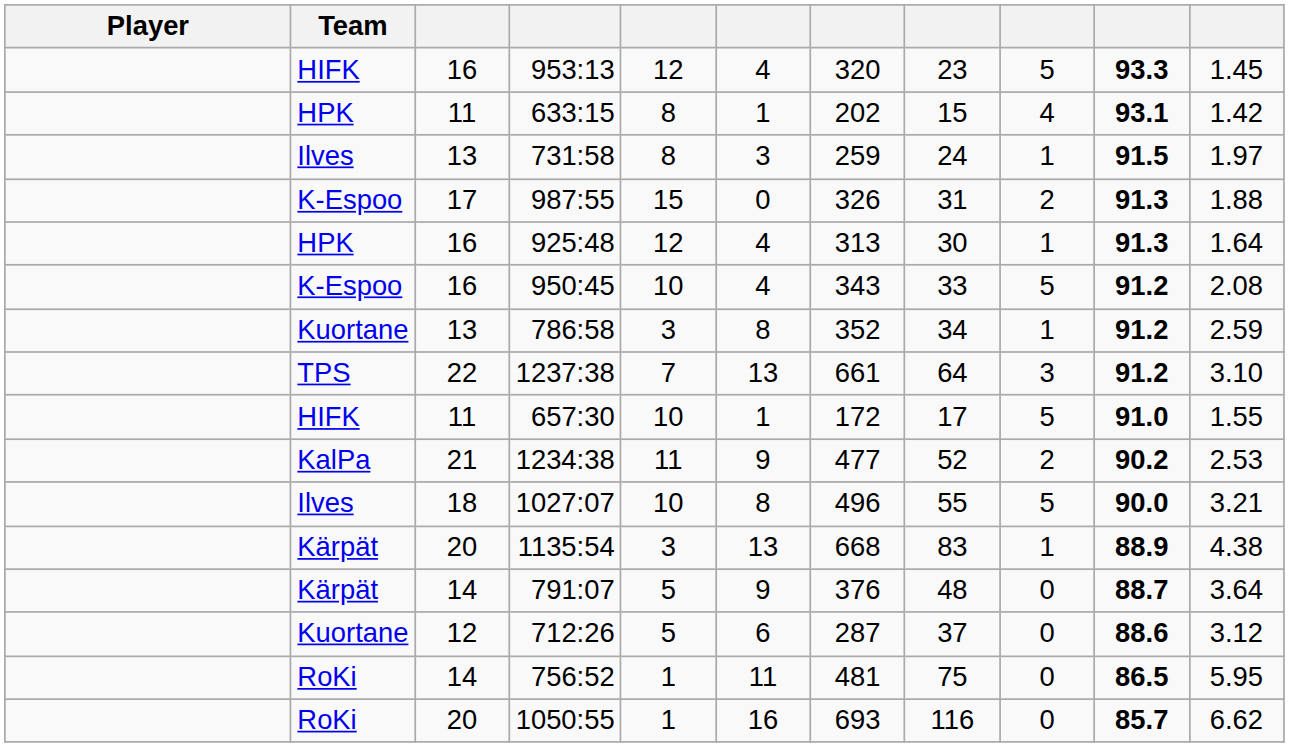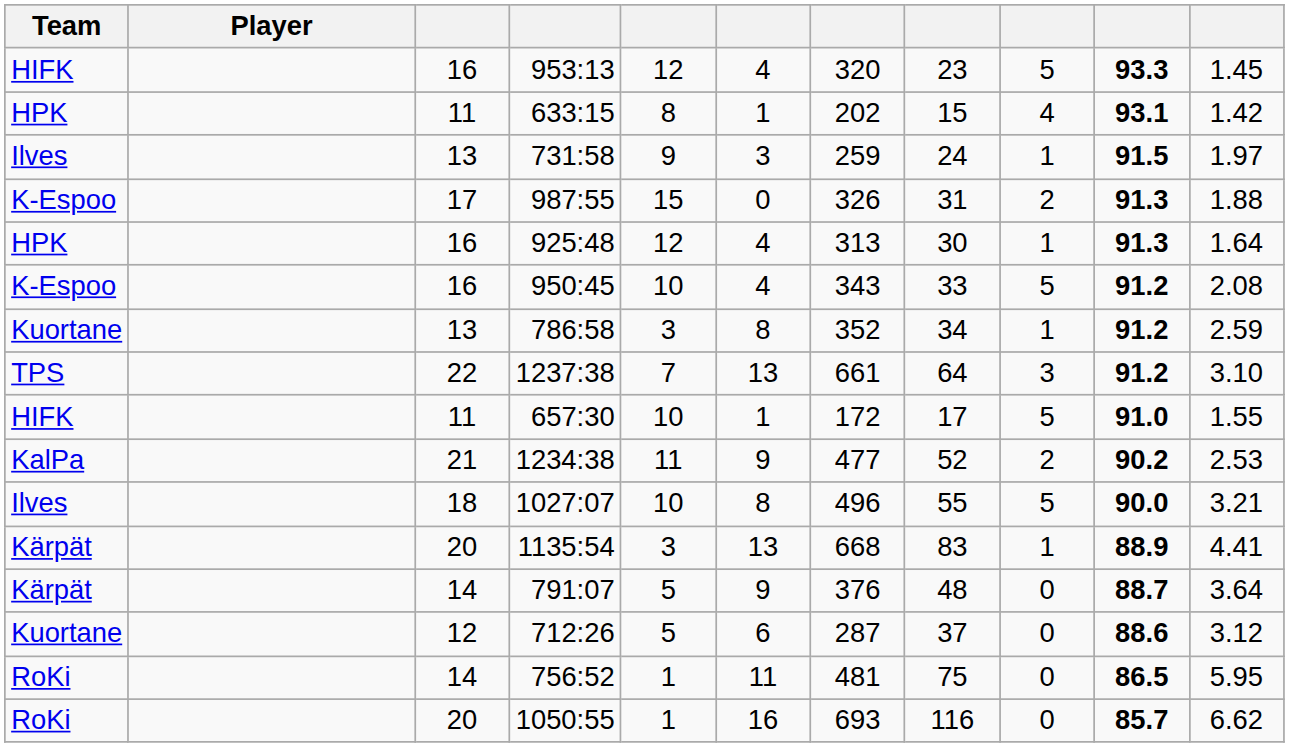columns swapped: (148, 26) <-> (353, 26)
(668, 156) 8 -> (668, 156) 9
(1236, 546) 4.38 -> (1236, 546) 4.41
